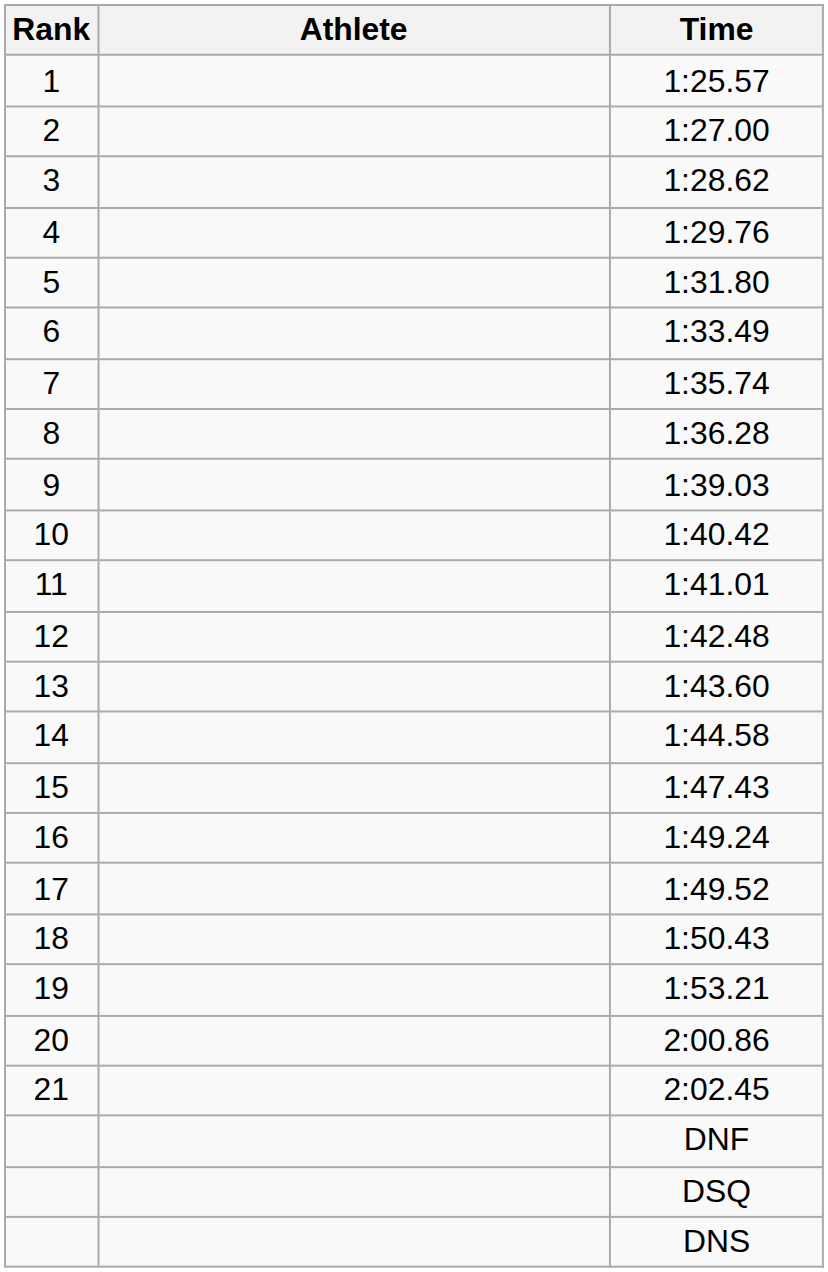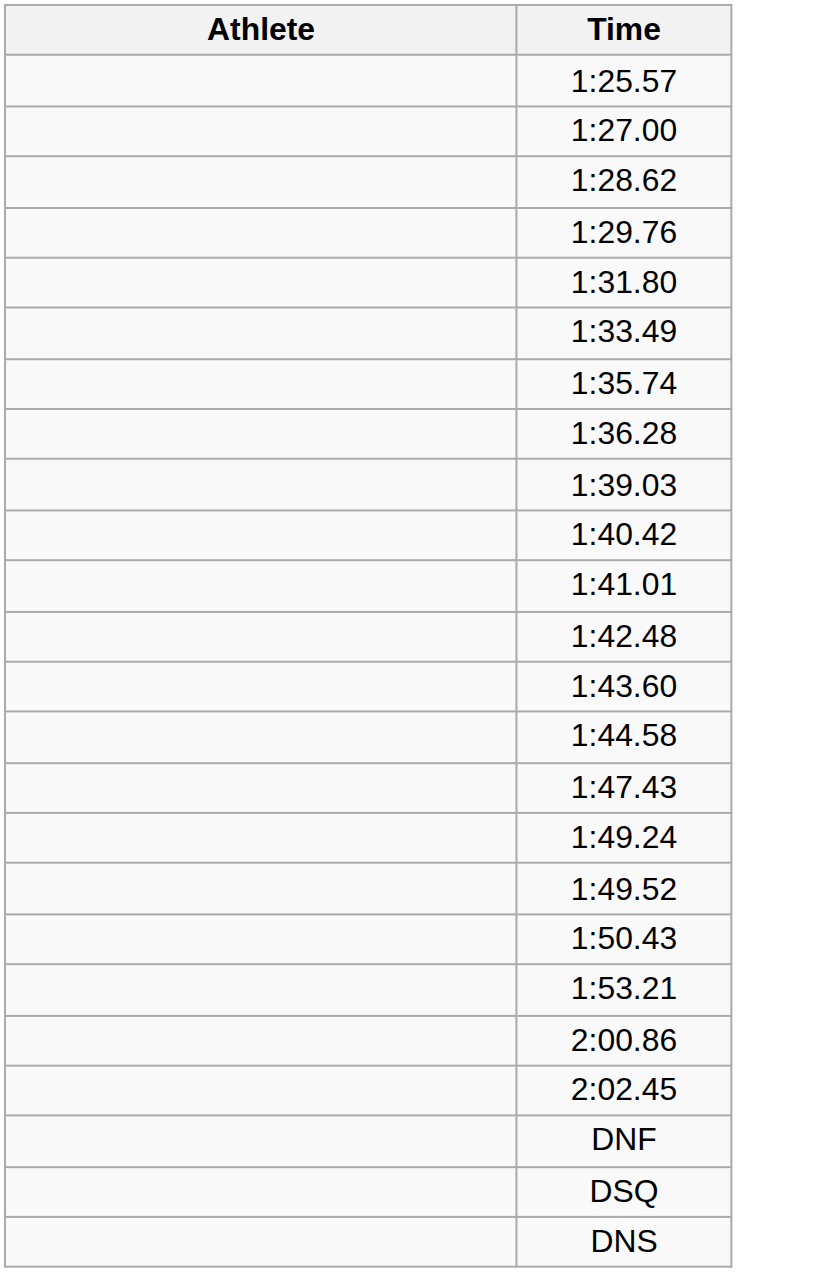- column: (51, 29)
